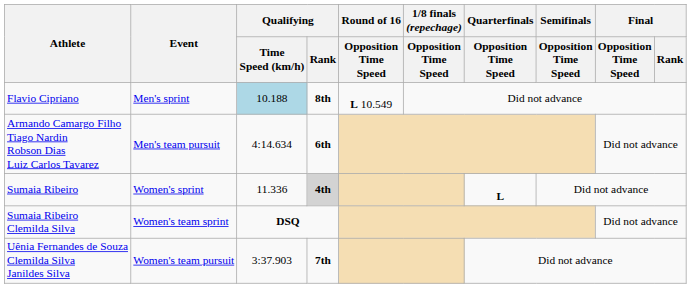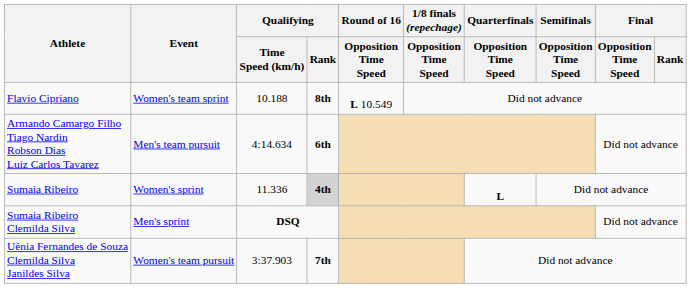(161, 98) Men's sprint -> (181, 98) Women's team sprint
(272, 98) lightblue background -> (272, 98) no background
(181, 222) Women's team sprint -> (161, 222) Men's sprint
